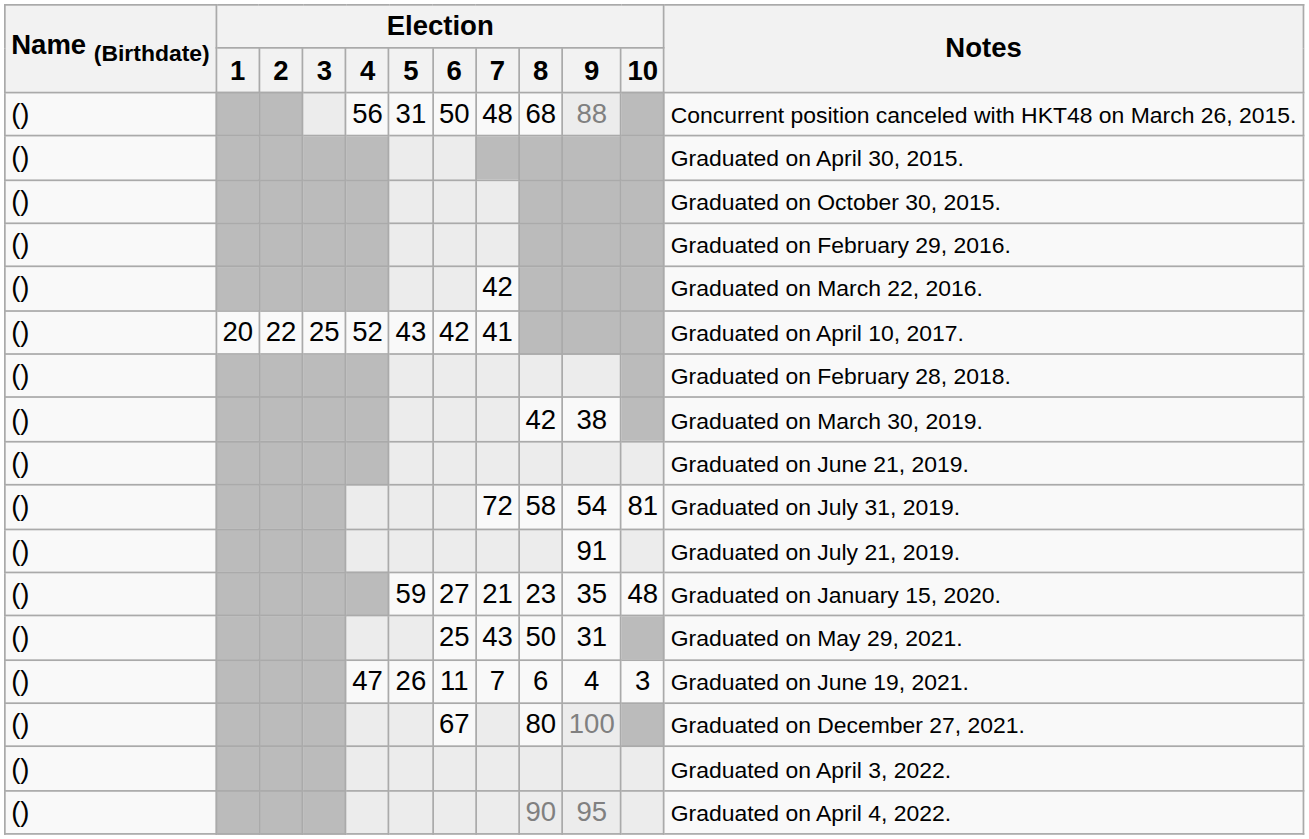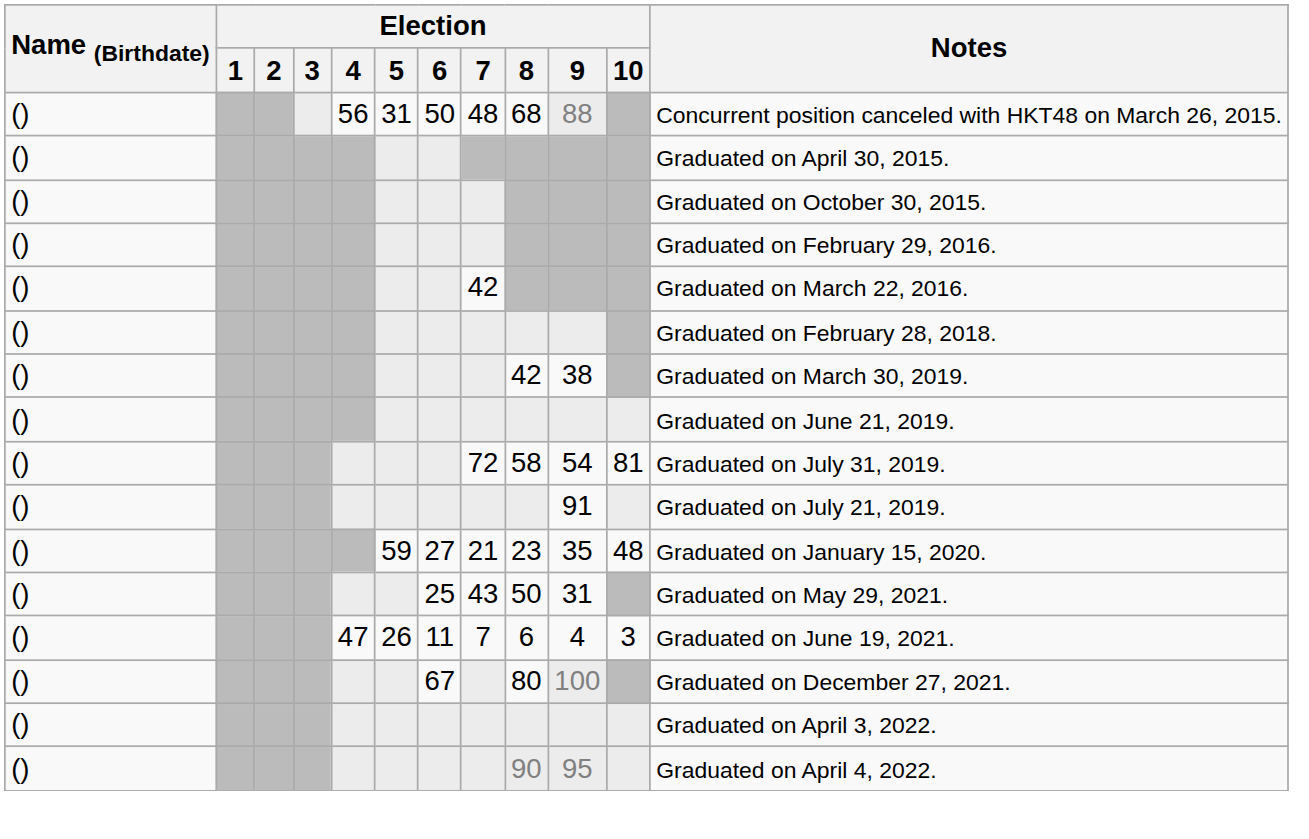- row: (238, 331)
